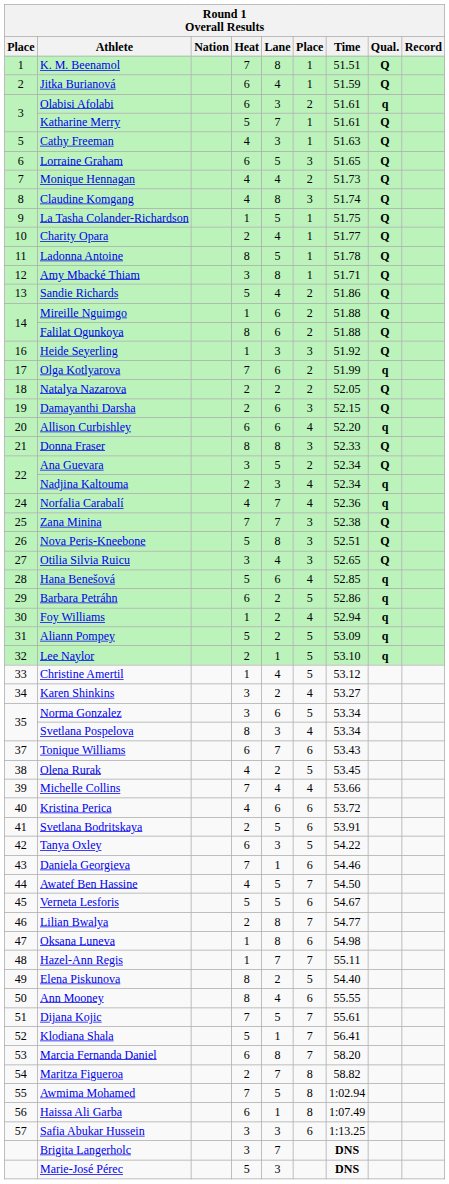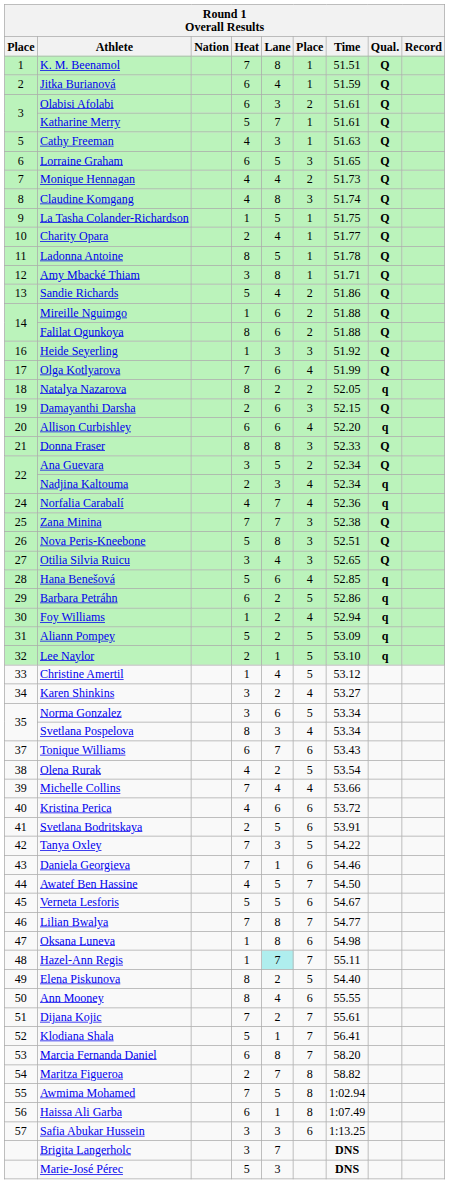(385, 103) q -> (385, 103) Q
(310, 370) 2 -> (310, 370) 4
(385, 370) q -> (385, 370) Q
(247, 389) 2 -> (247, 389) 8
(385, 389) Q -> (385, 389) q
(347, 769) 53.45 -> (347, 769) 53.54
(247, 845) 6 -> (247, 845) 7
(247, 921) 2 -> (247, 921) 7
(278, 960) no background -> (278, 960) paleturquoise background
(278, 1017) 5 -> (278, 1017) 2
